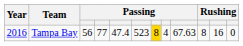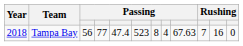(17, 33) 2016 -> (17, 33) 2018
(156, 33) gold background -> (156, 33) no background
(204, 33) 8 -> (204, 33) 7
